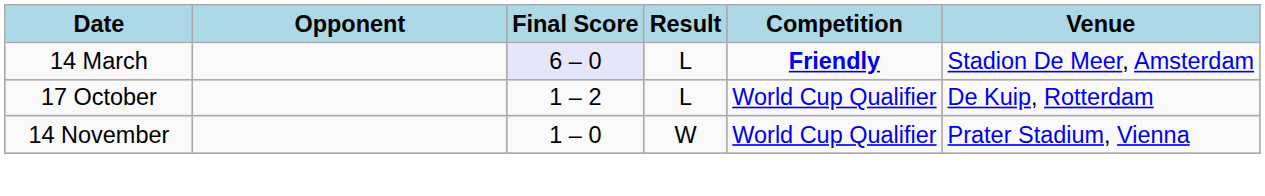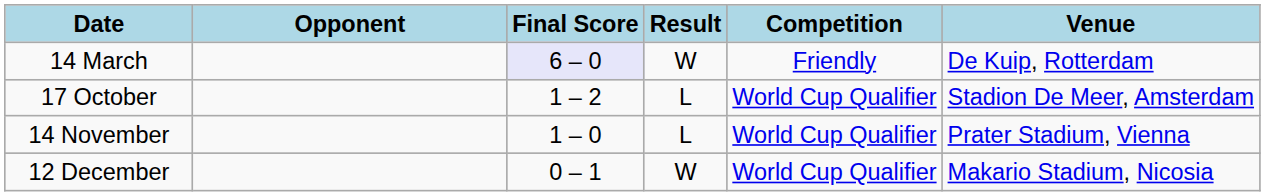(685, 61) L -> (685, 61) W
(834, 61) bold -> (834, 61) normal
(1101, 61) Stadion De Meer, Amsterdam -> (1051, 61) De Kuip, Rotterdam
(1051, 98) De Kuip, Rotterdam -> (1101, 98) Stadion De Meer, Amsterdam
(685, 135) W -> (685, 135) L
+ row: (99, 172)
